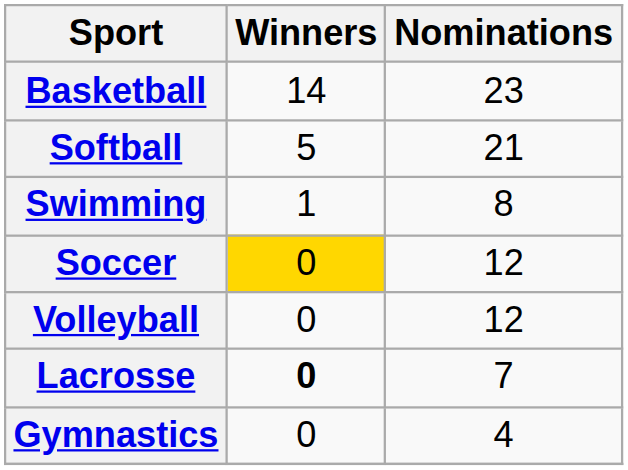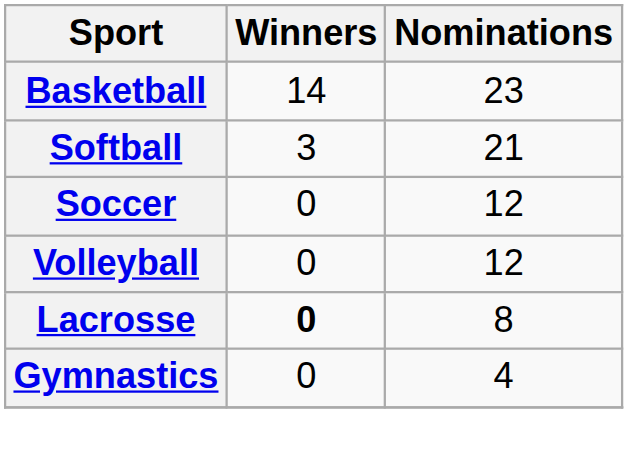(306, 147) 5 -> (306, 147) 3
- row: (116, 205)
(306, 262) gold background -> (306, 205) no background
(504, 377) 7 -> (504, 319) 8
